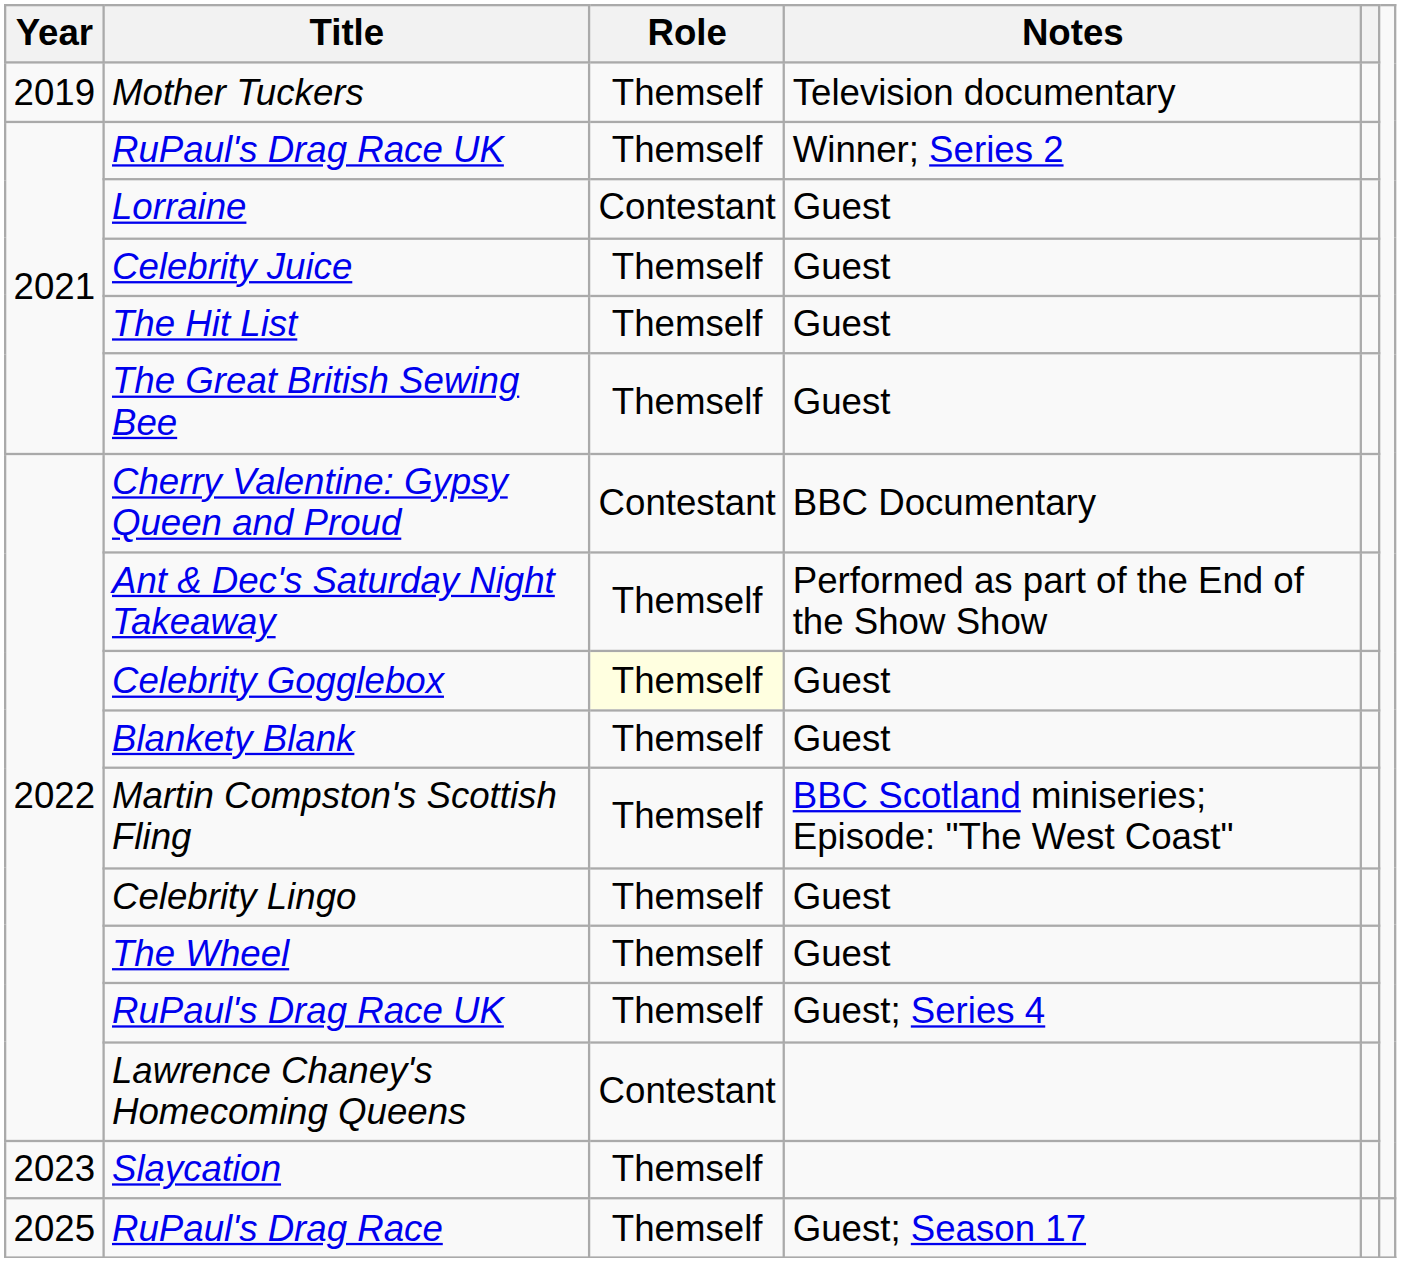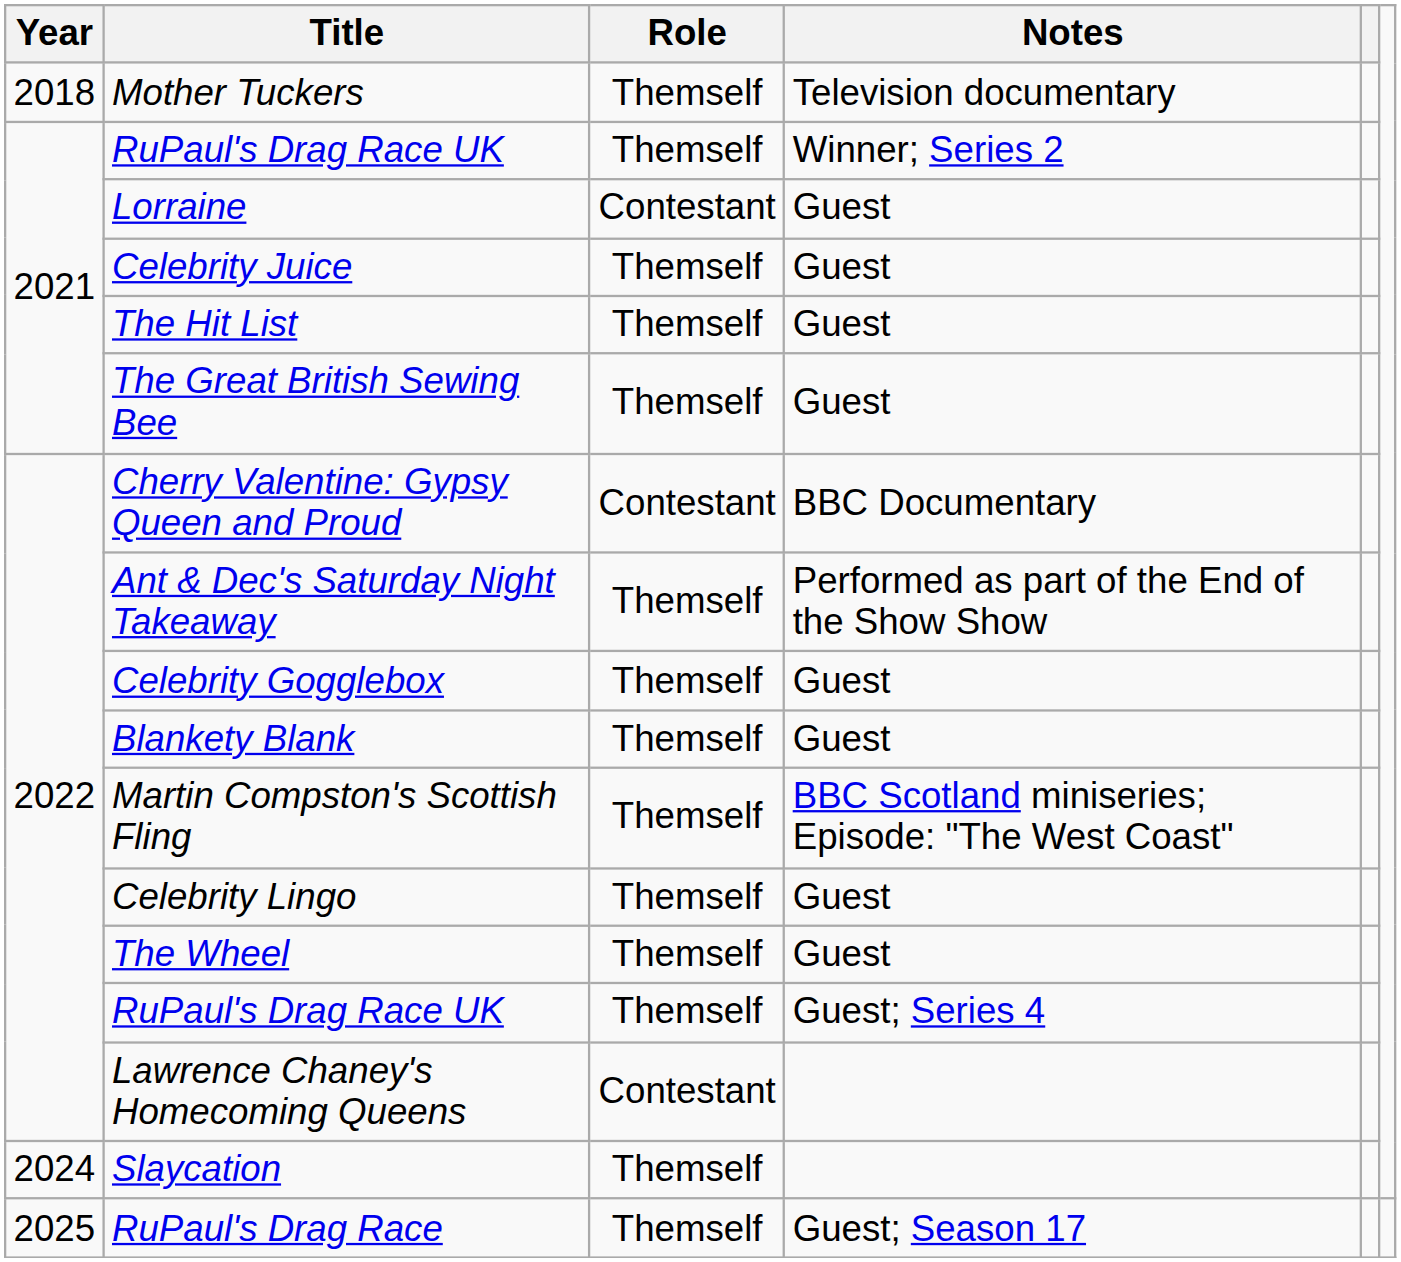(54, 91) 2019 -> (54, 91) 2018
(687, 680) lightyellow background -> (687, 680) no background
(54, 1169) 2023 -> (54, 1169) 2024
